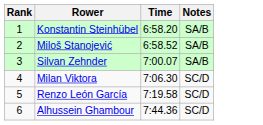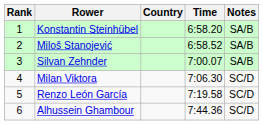+ column: (163, 12)
